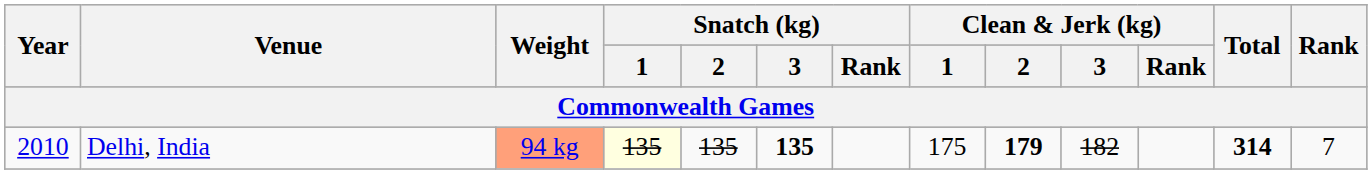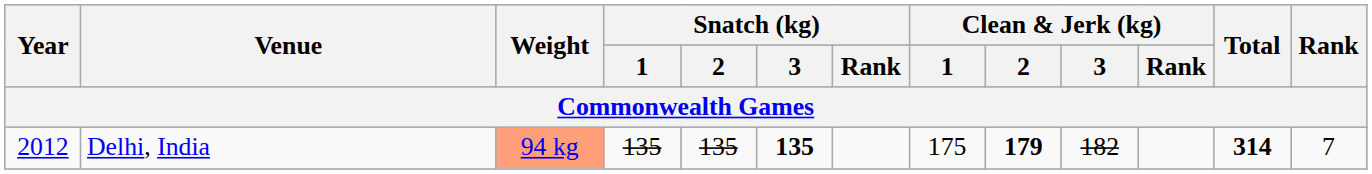(43, 147) 2010 -> (43, 147) 2012
(642, 147) lightyellow background -> (642, 147) no background
